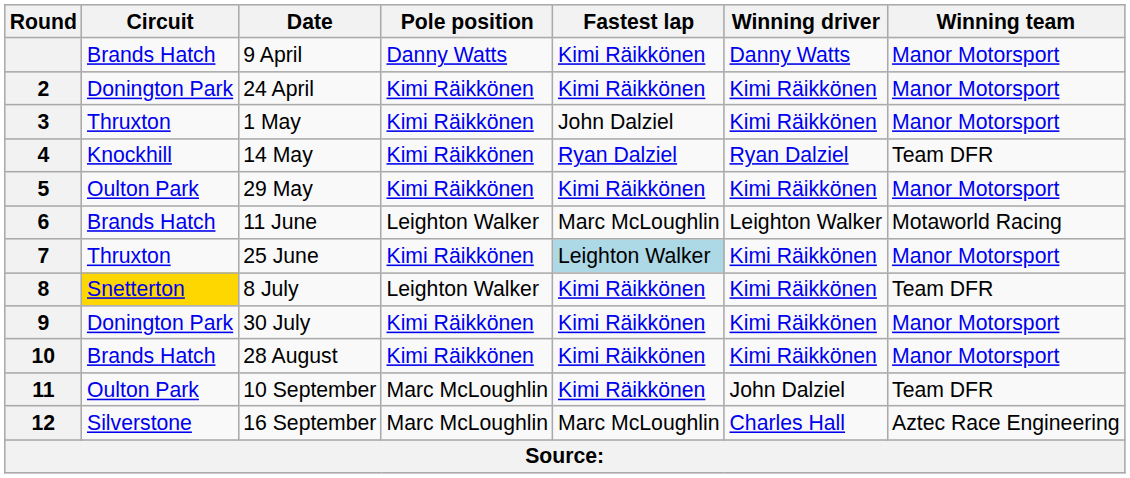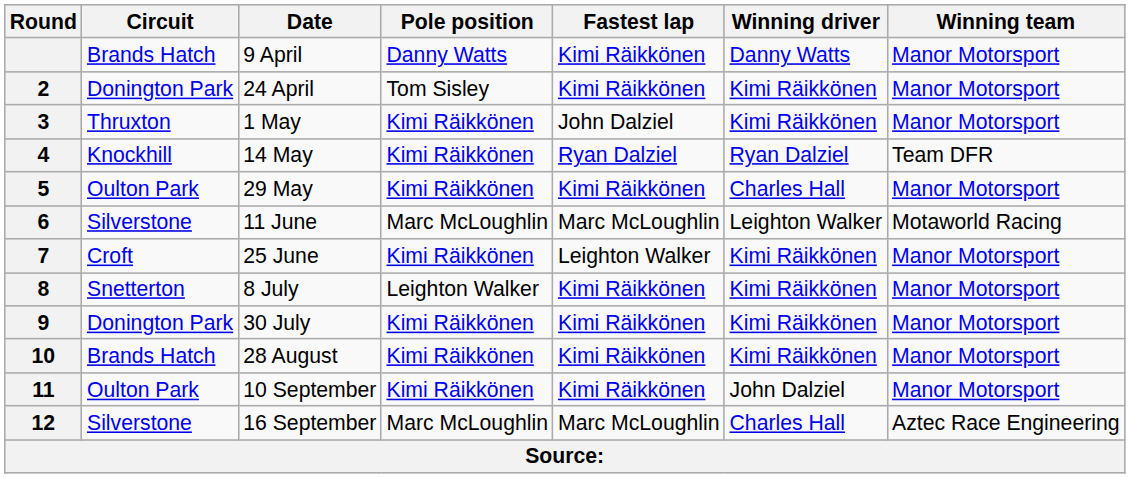(460, 88) Kimi Räikkönen -> (438, 88) Tom Sisley
(803, 188) Kimi Räikkönen -> (787, 188) Charles Hall
(151, 222) Brands Hatch -> (139, 222) Silverstone
(463, 222) Leighton Walker -> (467, 222) Marc McLoughlin
(129, 255) Thruxton -> (110, 255) Croft
(634, 255) lightblue background -> (634, 255) no background
(136, 289) gold background -> (136, 289) no background
(943, 289) Team DFR -> (976, 289) Manor Motorsport
(467, 389) Marc McLoughlin -> (460, 389) Kimi Räikkönen
(943, 389) Team DFR -> (976, 389) Manor Motorsport
